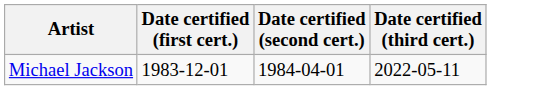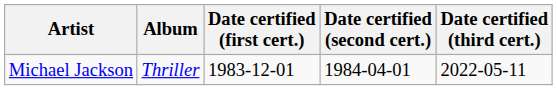+ column: (170, 29)
